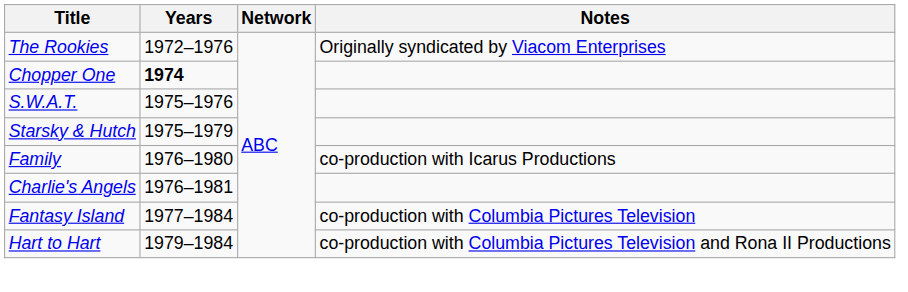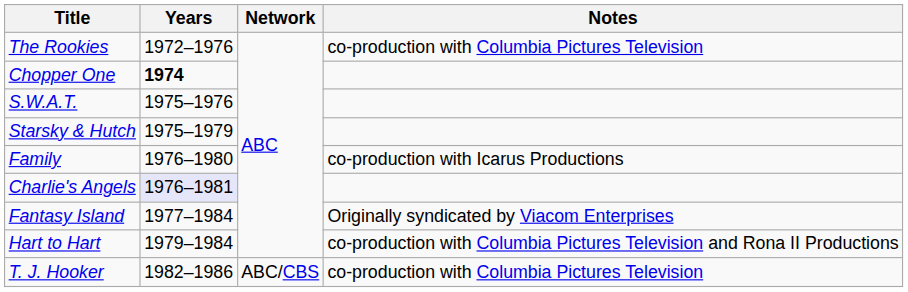(493, 46) Originally syndicated by Viacom Enterprises -> (515, 46) co-production with Columbia Pictures Television
(189, 187) no background -> (189, 187) lavender background
(507, 215) co-production with Columbia Pictures Television -> (500, 215) Originally syndicated by Viacom Enterprises
+ row: (56, 272)
